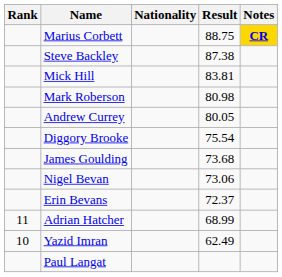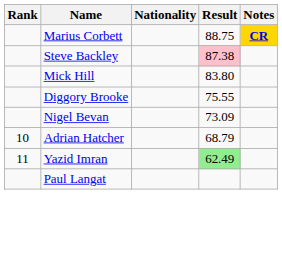(220, 55) no background -> (220, 55) pink background
(220, 76) 83.81 -> (220, 76) 83.80
- row: (84, 96)
- row: (84, 117)
(220, 138) 75.54 -> (220, 96) 75.55
- row: (86, 158)
(220, 179) 73.06 -> (220, 117) 73.09
- row: (75, 199)
(23, 220) 11 -> (23, 138) 10
(220, 220) 68.99 -> (220, 138) 68.79
(23, 240) 10 -> (23, 158) 11
(220, 240) no background -> (220, 158) lightgreen background
